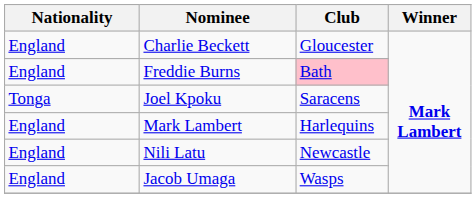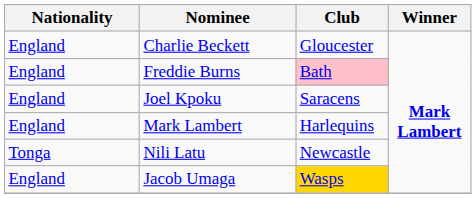(30, 98) Tonga -> (37, 98) England
(37, 152) England -> (30, 152) Tonga
(322, 179) no background -> (322, 179) gold background
